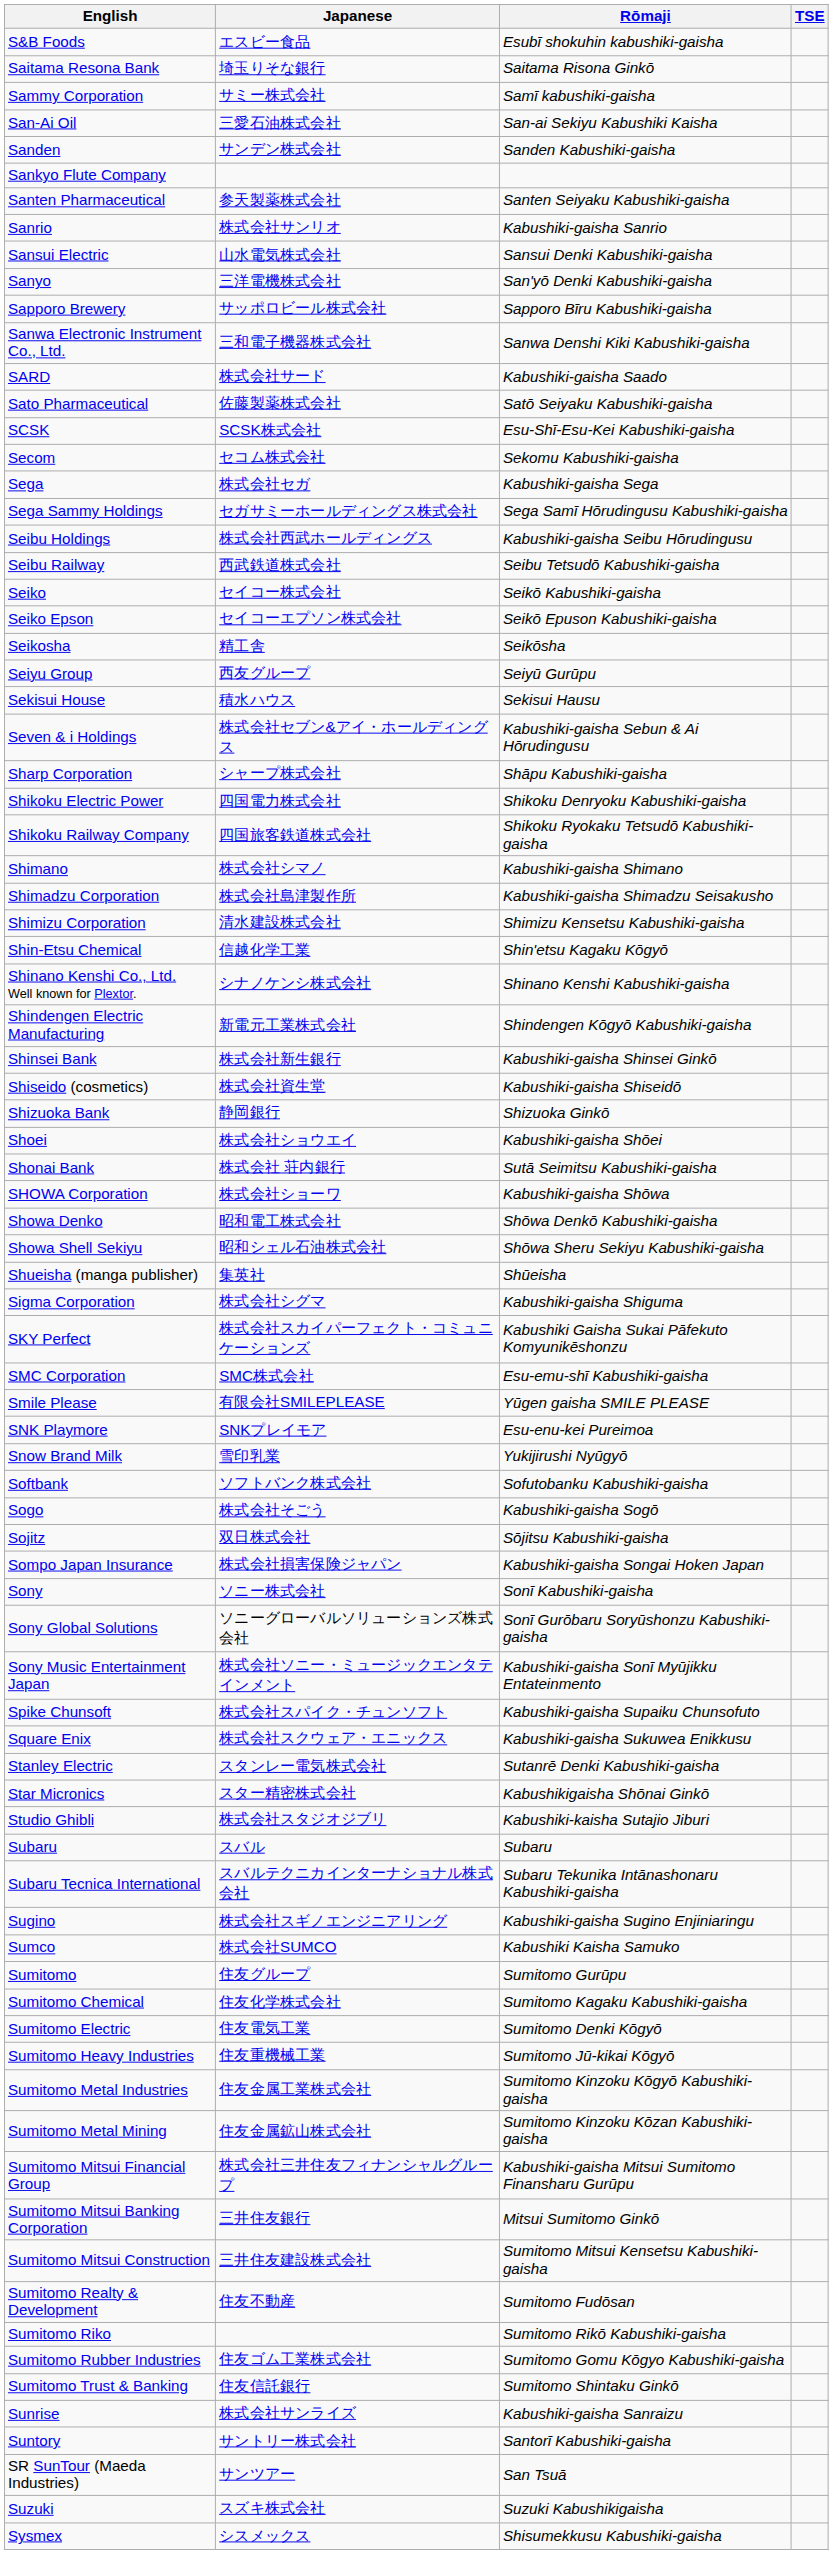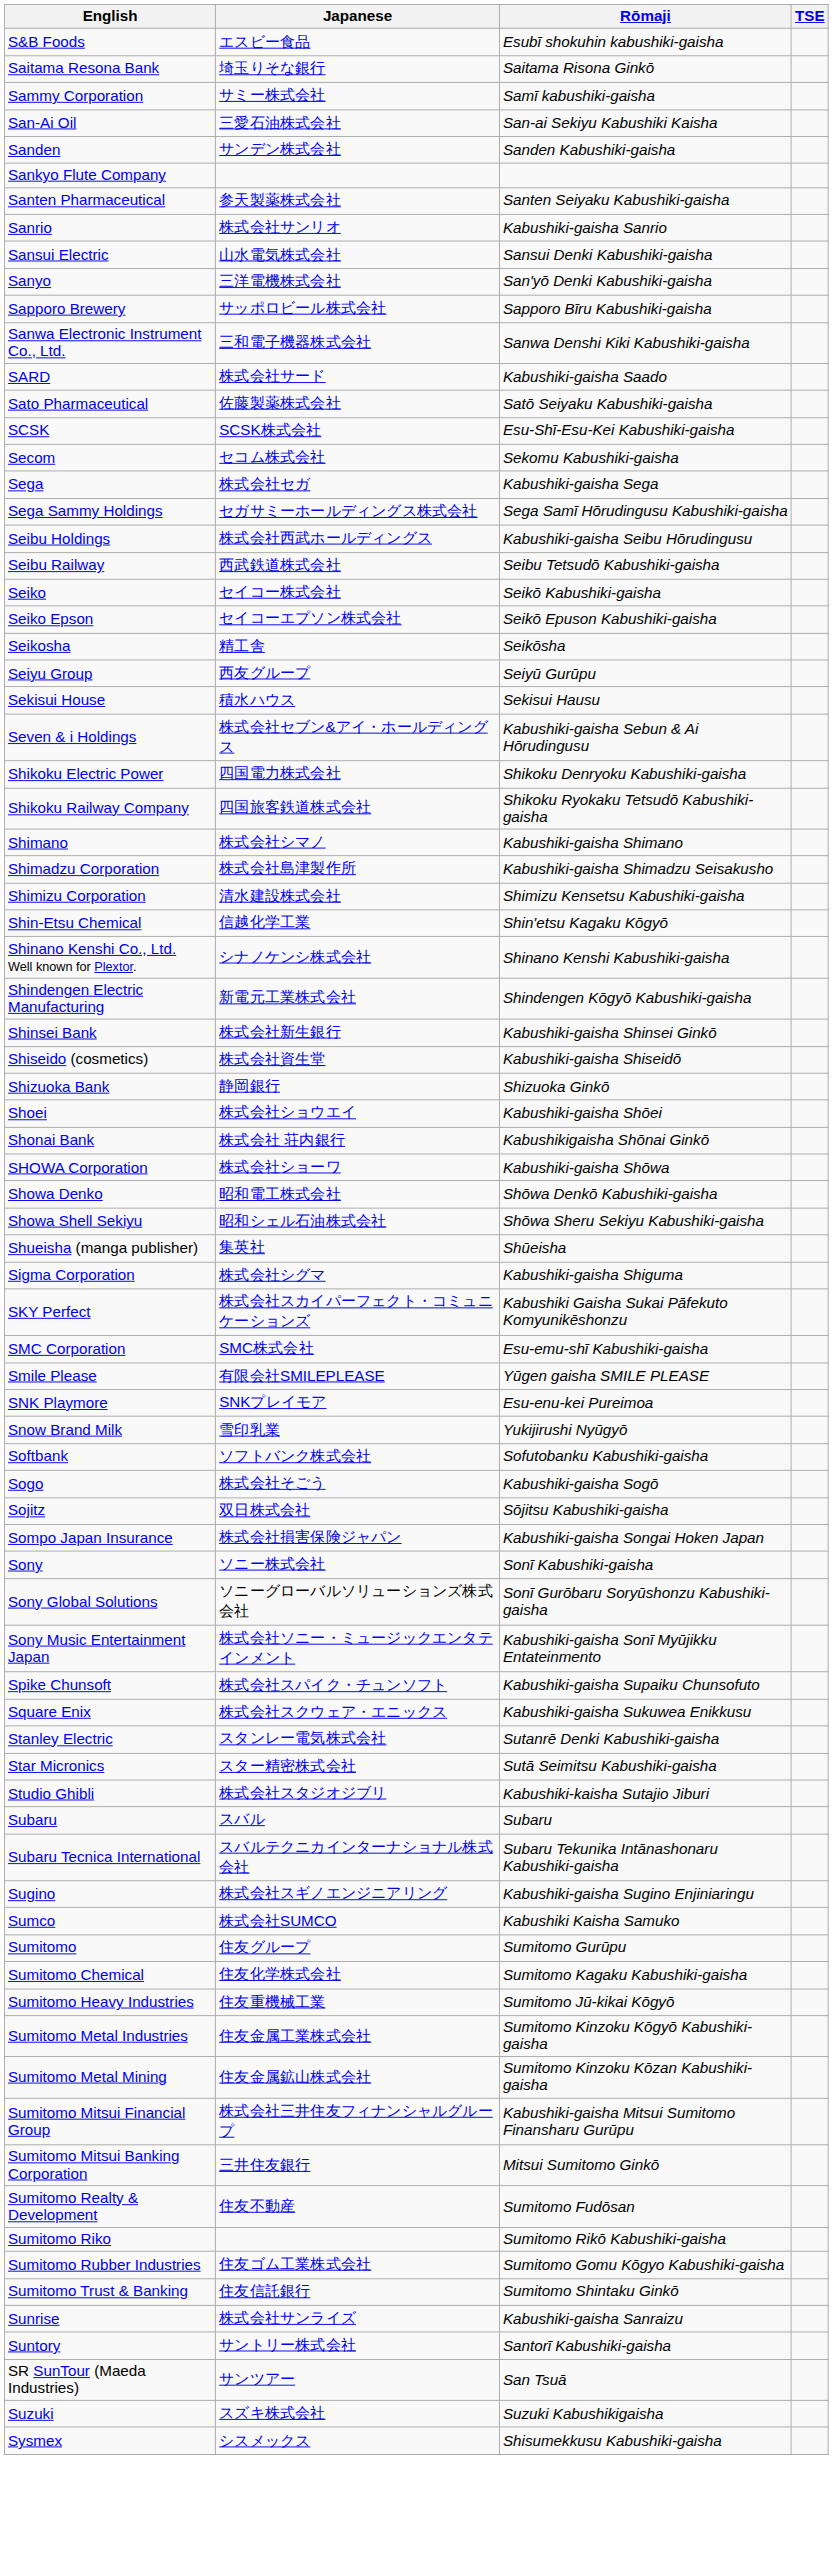- row: (70, 774)
(610, 1167) Sutā Seimitsu Kabushiki-gaisha -> (606, 1140) Kabushikigaisha Shōnai Ginkō
(606, 1793) Kabushikigaisha Shōnai Ginkō -> (610, 1766) Sutā Seimitsu Kabushiki-gaisha
- row: (69, 2029)
- row: (109, 2260)
